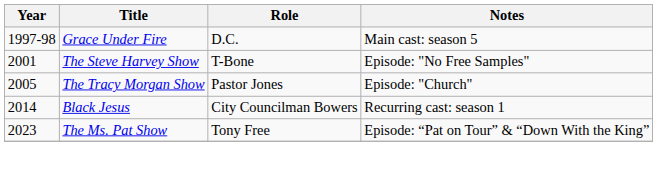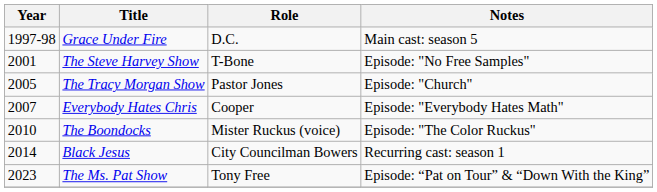+ row: (130, 107)
+ row: (107, 130)
